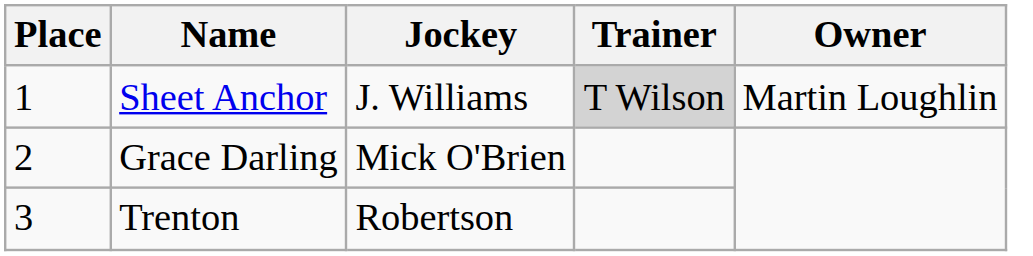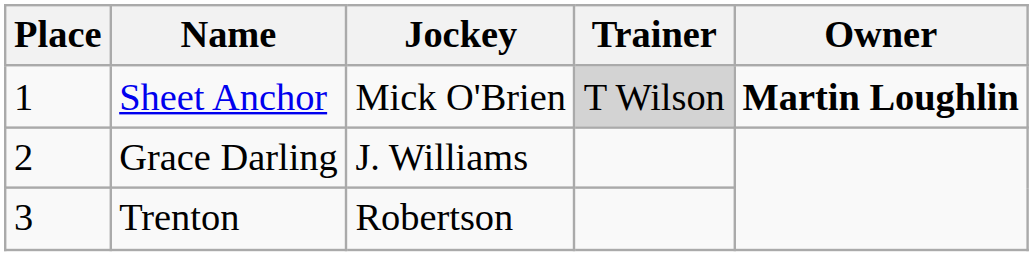(442, 95) J. Williams -> (461, 95) Mick O'Brien
(870, 95) normal -> (881, 95) bold
(461, 156) Mick O'Brien -> (442, 156) J. Williams
